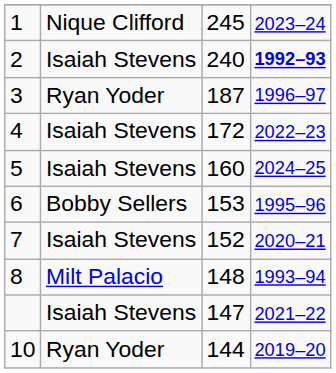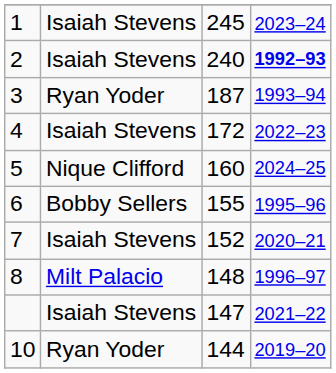(115, 22) Nique Clifford -> (121, 22) Isaiah Stevens
(290, 95) 1996–97 -> (290, 95) 1993–94
(121, 167) Isaiah Stevens -> (115, 167) Nique Clifford
(226, 204) 153 -> (226, 204) 155
(290, 277) 1993–94 -> (290, 277) 1996–97
